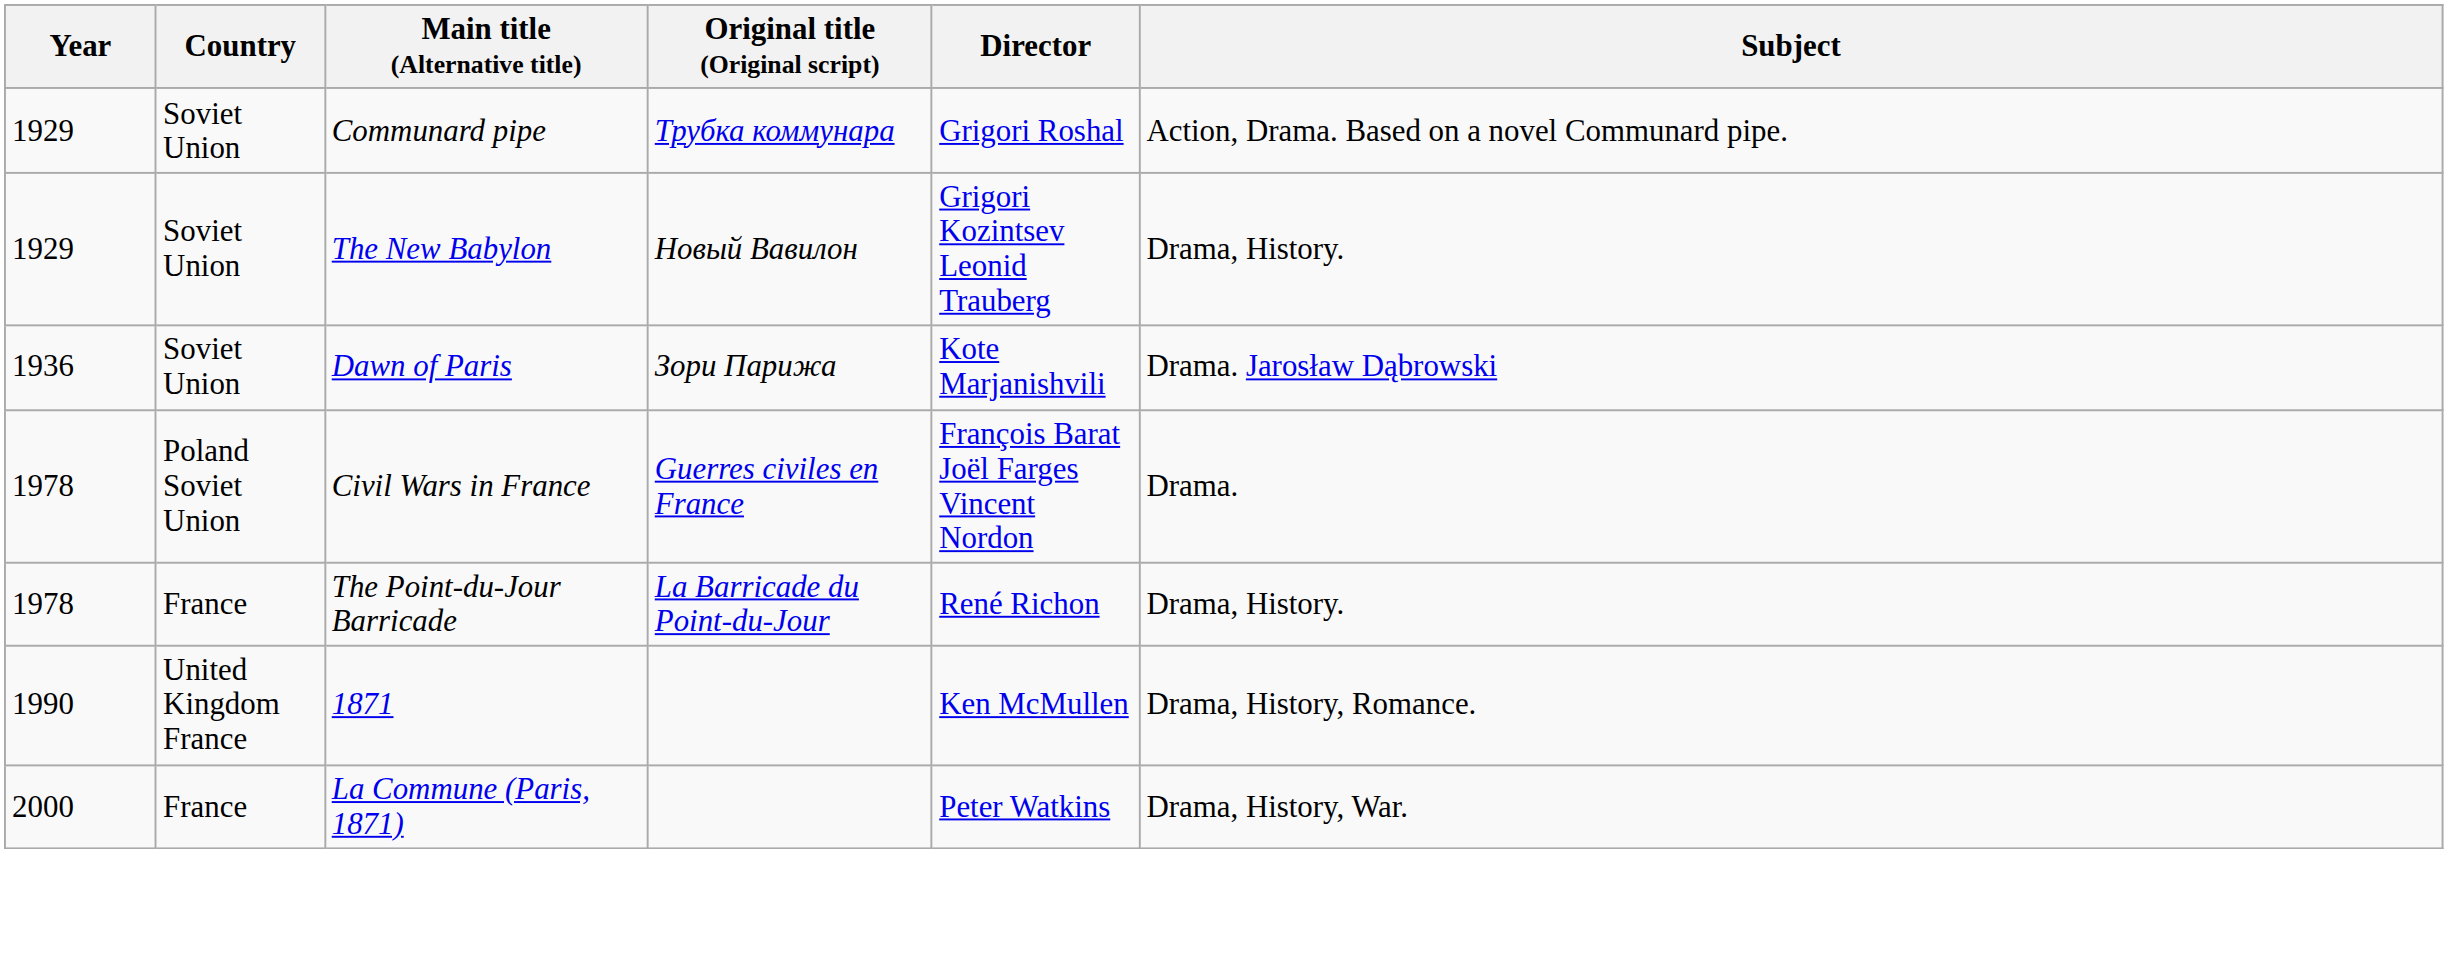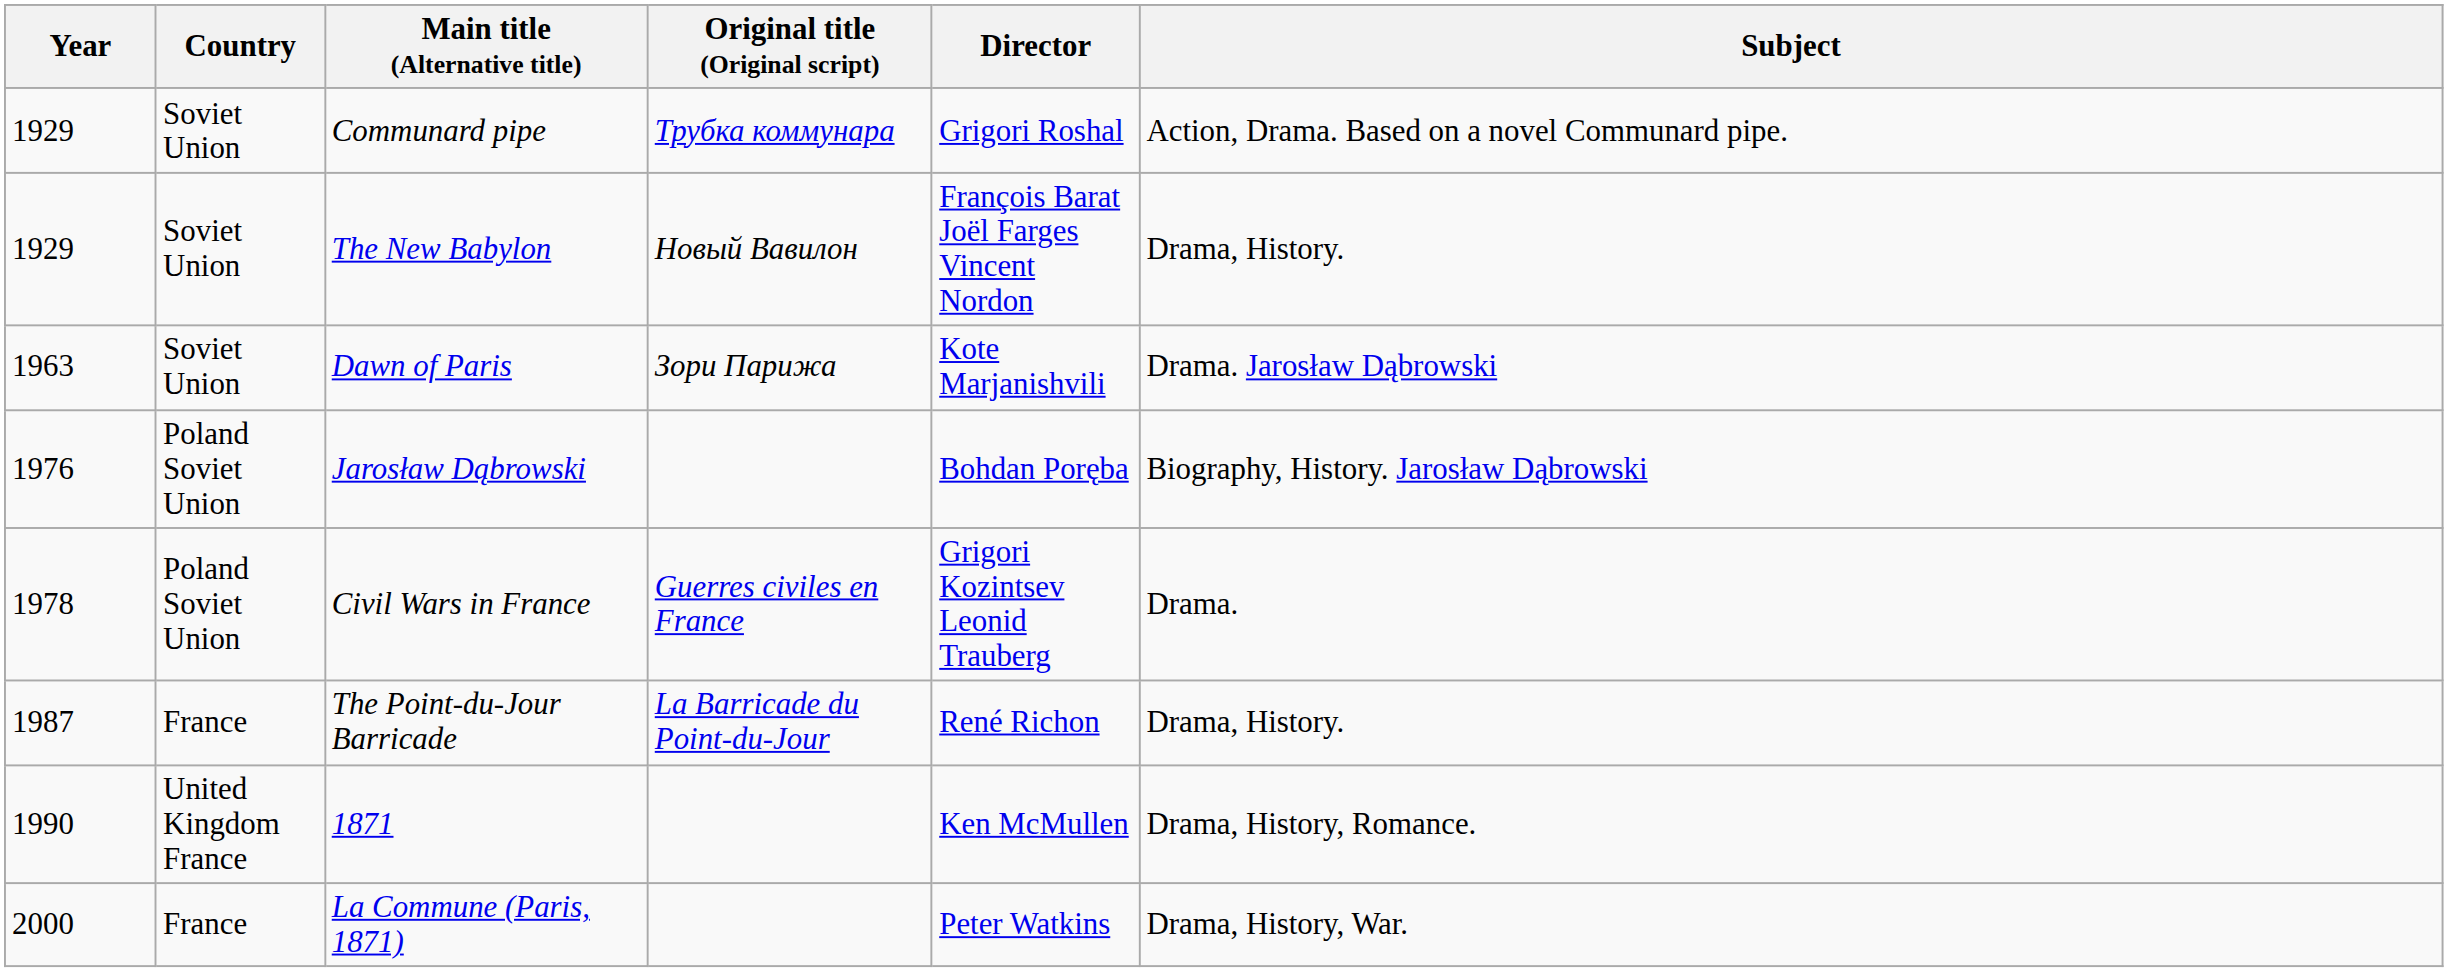(1002, 248) Grigori Kozintsev Leonid Trauberg -> (1030, 248) François Barat Joël Farges Vincent Nordon
(43, 366) 1936 -> (43, 366) 1963
+ row: (459, 468)
(1030, 485) François Barat Joël Farges Vincent Nordon -> (1002, 603) Grigori Kozintsev Leonid Trauberg
(43, 603) 1978 -> (43, 722) 1987
